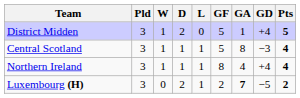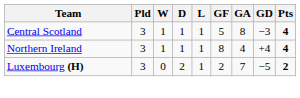- row: (43, 31)
(243, 84) bold -> (243, 66) normal
